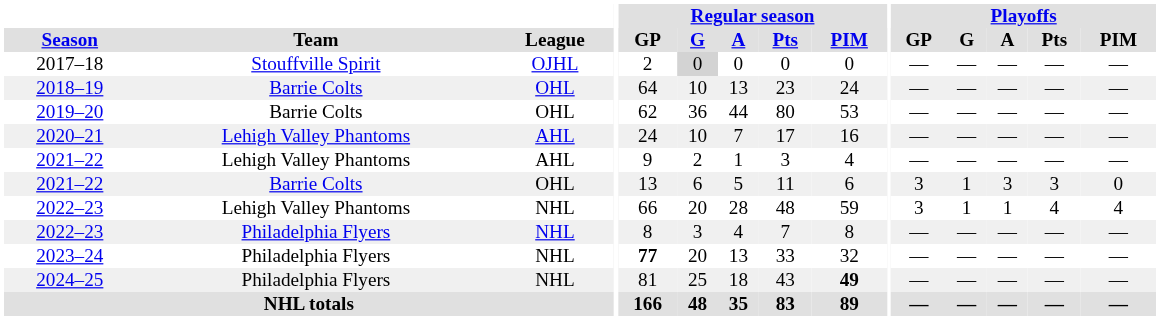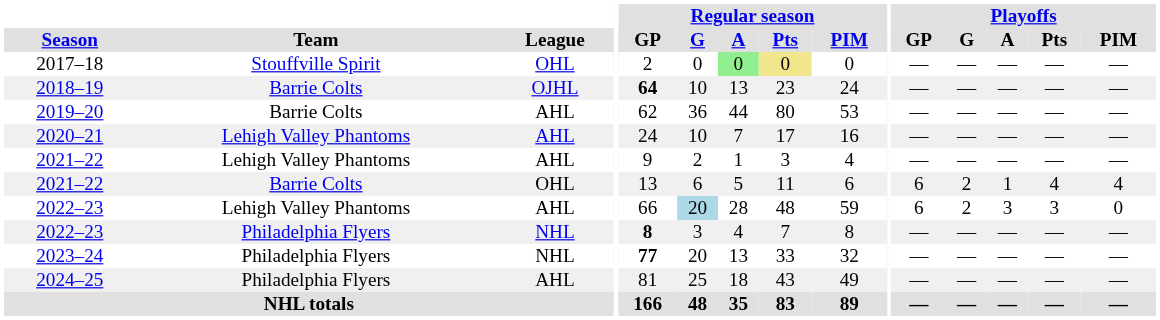(555, 63) OJHL -> (555, 63) OHL
(698, 63) lightgrey background -> (698, 63) no background
(738, 63) no background -> (738, 63) lightgreen background
(785, 63) no background -> (785, 63) khaki background
(555, 87) OHL -> (555, 87) OJHL
(648, 87) normal -> (648, 87) bold
(555, 111) OHL -> (555, 111) AHL
(919, 183) 3 -> (919, 183) 6
(967, 183) 1 -> (967, 183) 2
(1007, 183) 3 -> (1007, 183) 1
(1054, 183) 3 -> (1054, 183) 4
(1118, 183) 0 -> (1118, 183) 4
(555, 207) NHL -> (555, 207) AHL
(698, 207) no background -> (698, 207) lightblue background
(919, 207) 3 -> (919, 207) 6
(967, 207) 1 -> (967, 207) 2
(1007, 207) 1 -> (1007, 207) 3
(1054, 207) 4 -> (1054, 207) 3
(1118, 207) 4 -> (1118, 207) 0
(648, 231) normal -> (648, 231) bold
(555, 279) NHL -> (555, 279) AHL
(849, 279) bold -> (849, 279) normal
